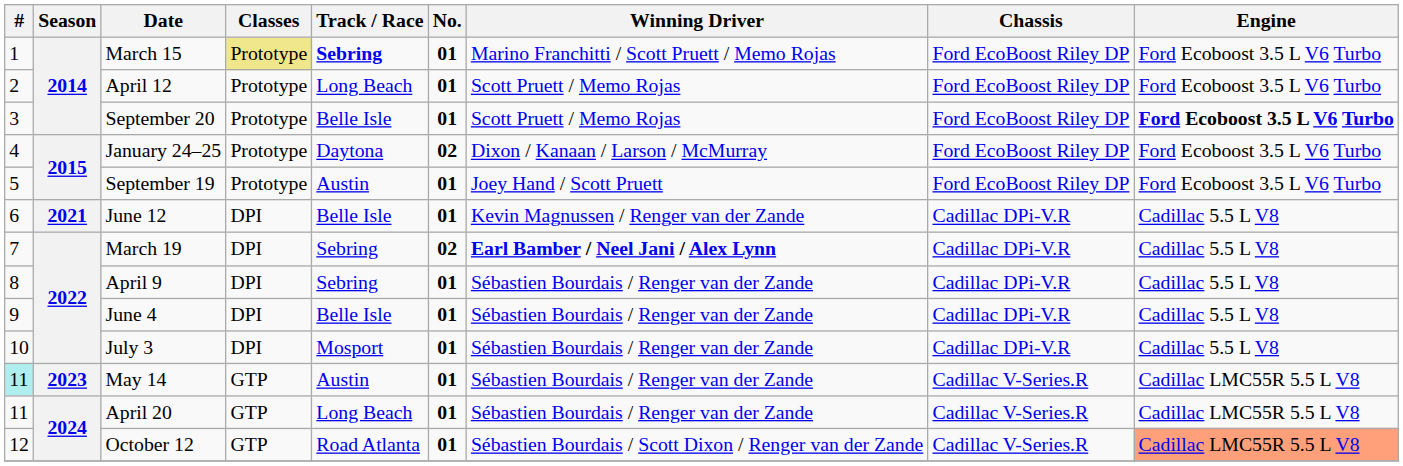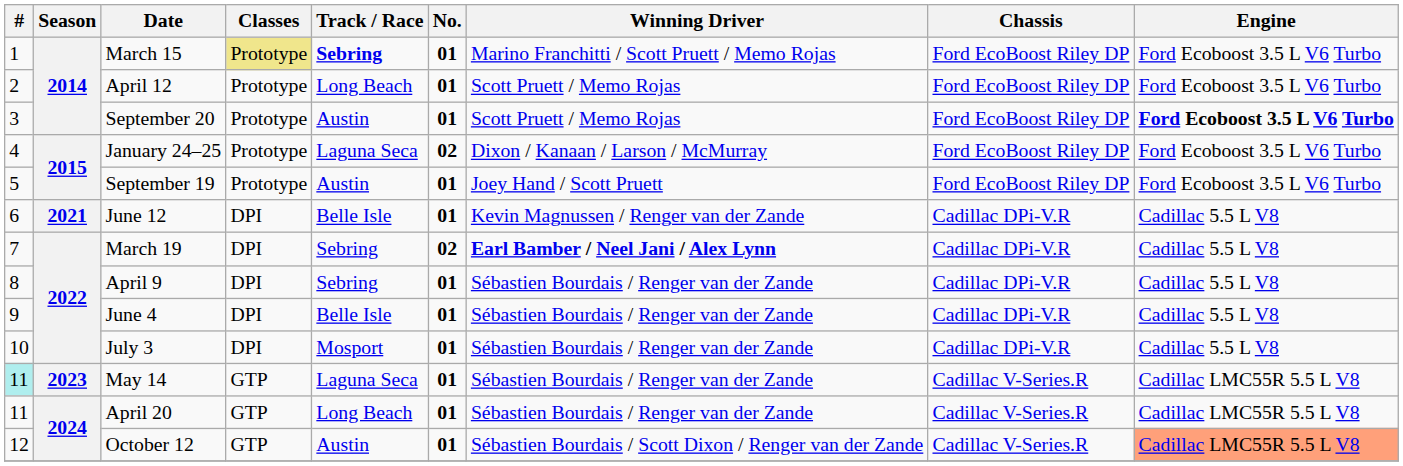(354, 118) Belle Isle -> (343, 118) Austin
(350, 151) Daytona -> (367, 151) Laguna Seca
(343, 379) Austin -> (367, 379) Laguna Seca
(368, 444) Road Atlanta -> (343, 444) Austin
